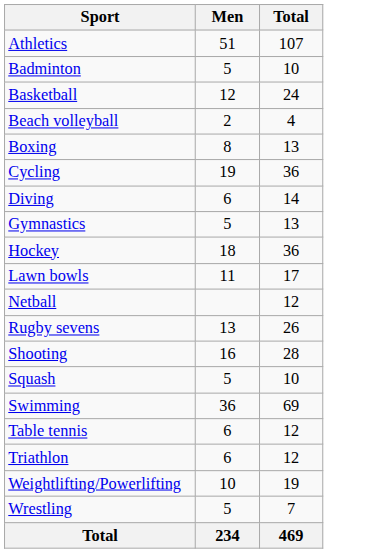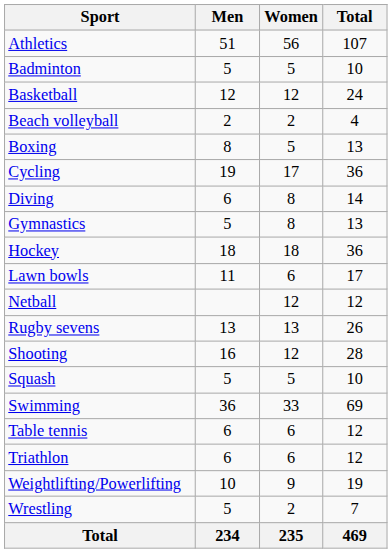+ column: (291, 17)
